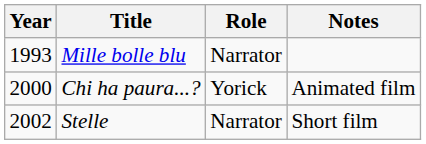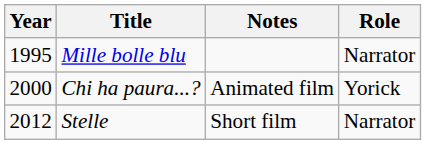columns swapped: (246, 21) <-> (353, 21)
(31, 54) 1993 -> (31, 54) 1995
(31, 121) 2002 -> (31, 121) 2012
